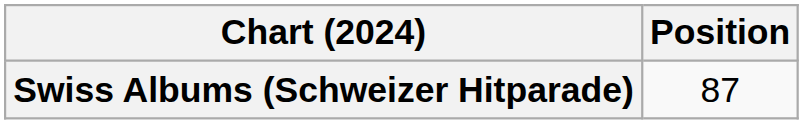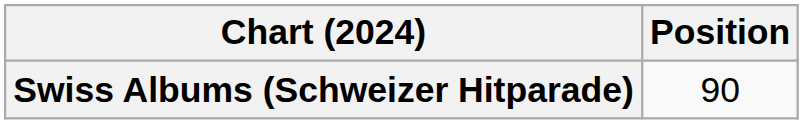(720, 88) 87 -> (720, 88) 90
